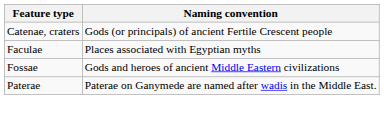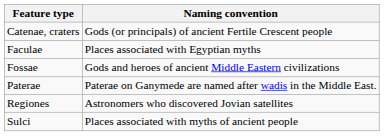+ row: (28, 103)
+ row: (19, 121)
